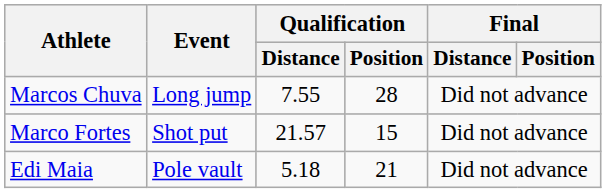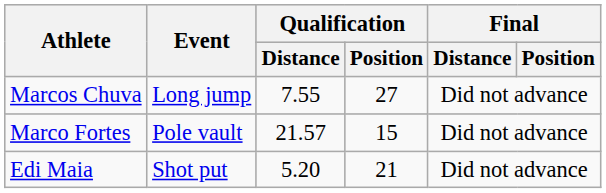(387, 95) 28 -> (387, 95) 27
(190, 132) Shot put -> (197, 132) Pole vault
(197, 169) Pole vault -> (190, 169) Shot put
(301, 169) 5.18 -> (301, 169) 5.20
